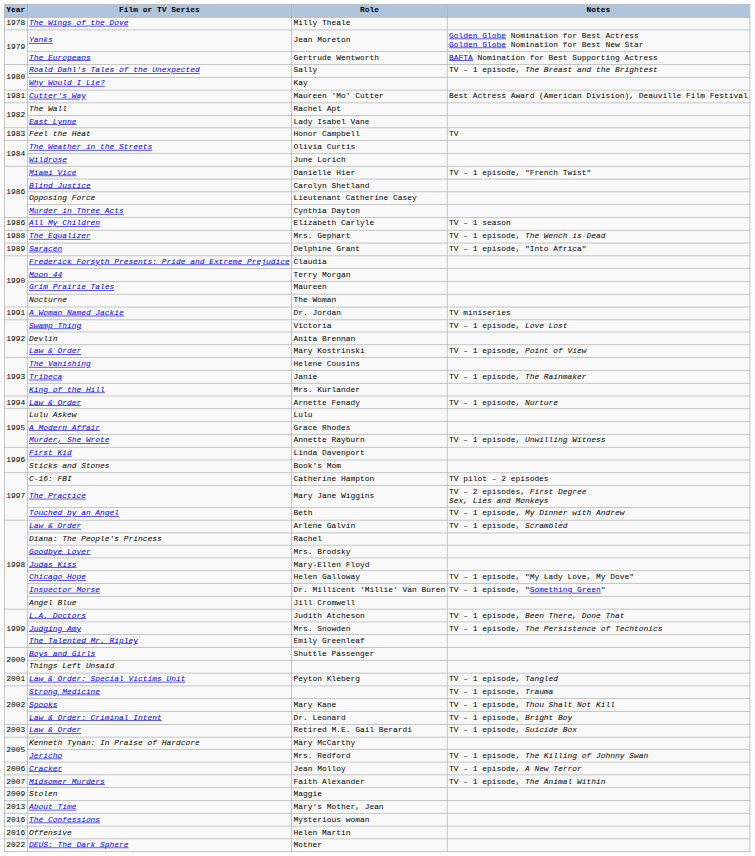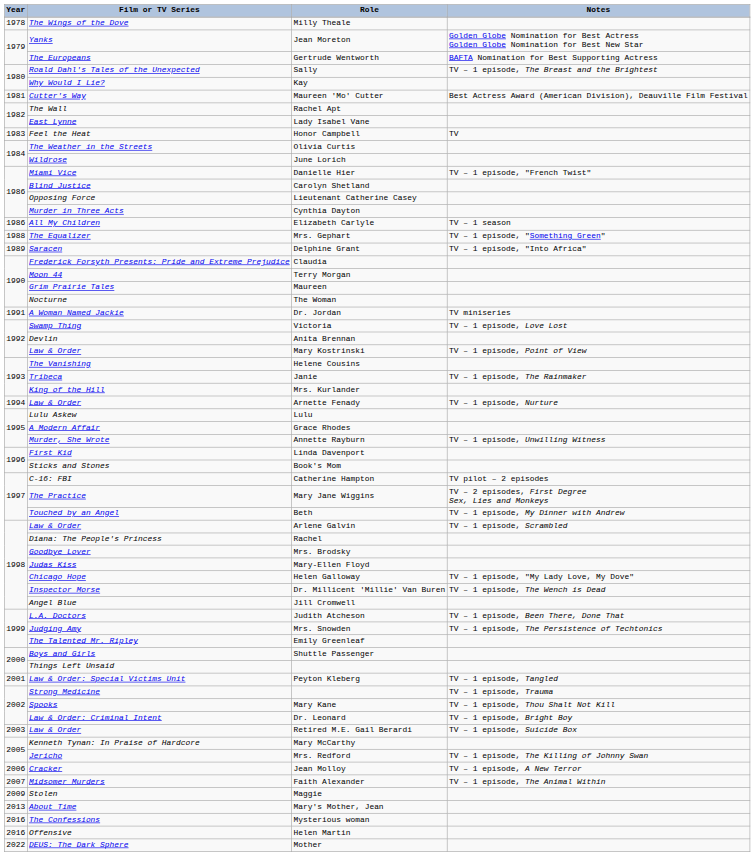(527, 237) TV – 1 episode, The Wench is Dead -> (527, 237) TV – 1 episode, "Something Green"
(527, 590) TV – 1 episode, "Something Green" -> (527, 590) TV – 1 episode, The Wench is Dead
